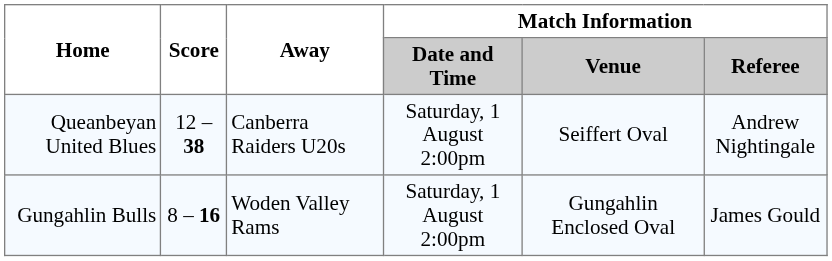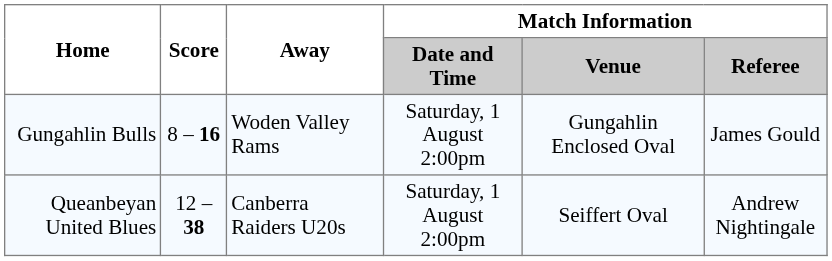rows swapped: (101, 134) <-> (87, 215)
